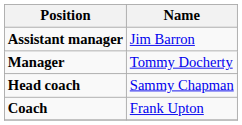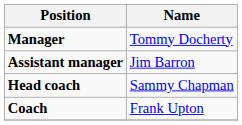rows swapped: (36, 62) <-> (65, 39)
